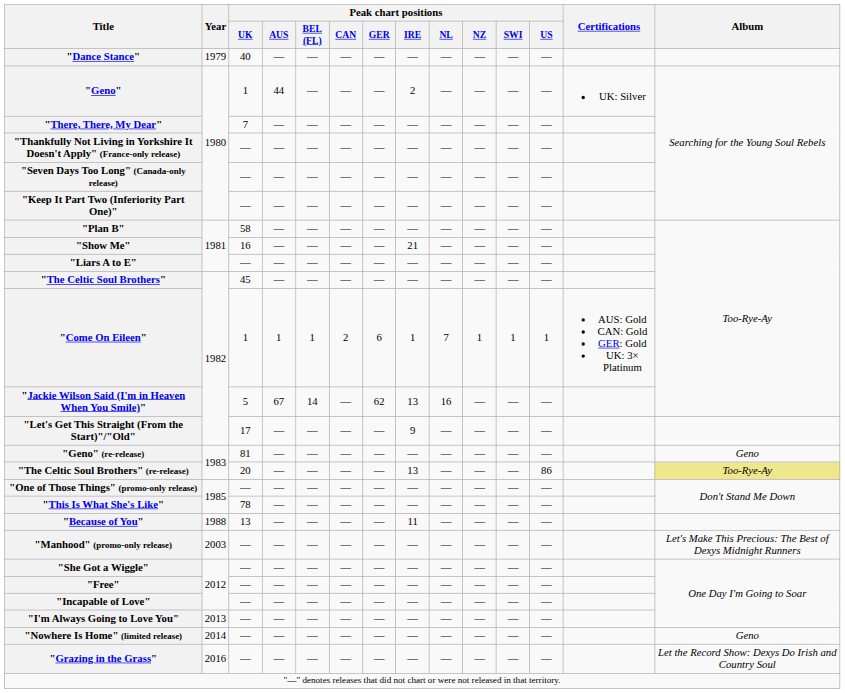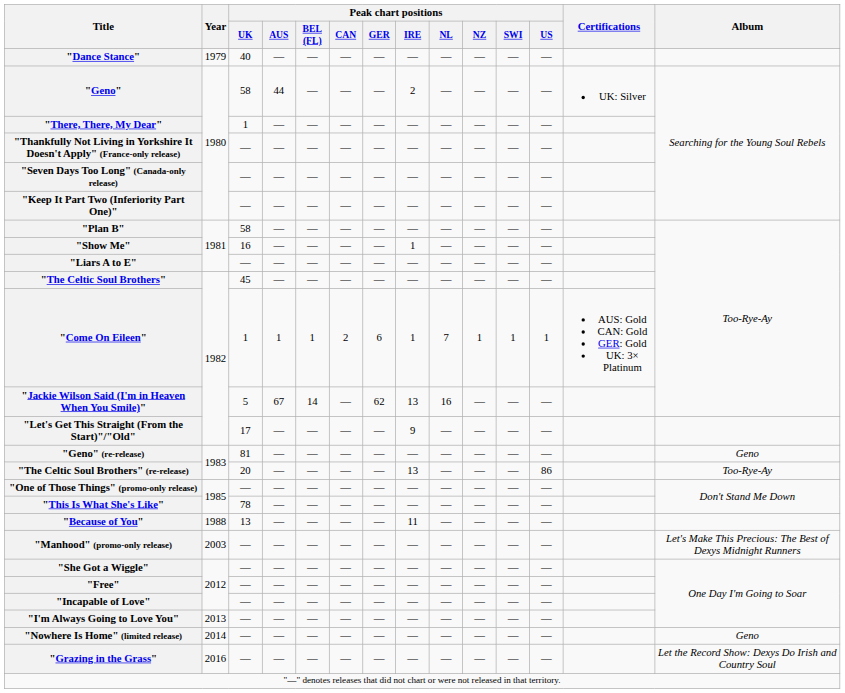(245, 91) 1 -> (245, 91) 58
(245, 124) 7 -> (245, 124) 1
(413, 245) 21 -> (413, 245) 1
(747, 470) khaki background -> (747, 470) no background
